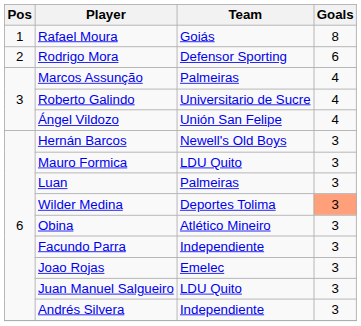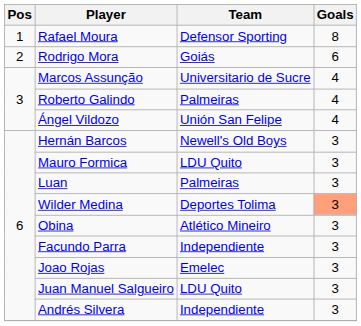(197, 36) Goiás -> (233, 36) Defensor Sporting
(233, 57) Defensor Sporting -> (197, 57) Goiás
(209, 78) Palmeiras -> (245, 78) Universitario de Sucre
(245, 99) Universitario de Sucre -> (209, 99) Palmeiras
